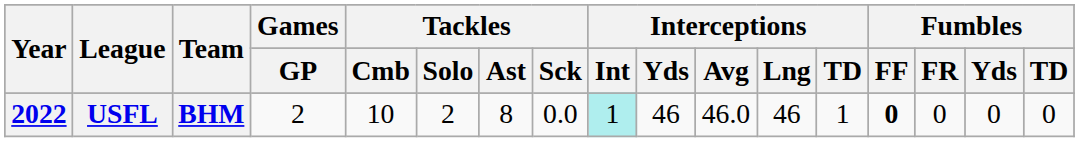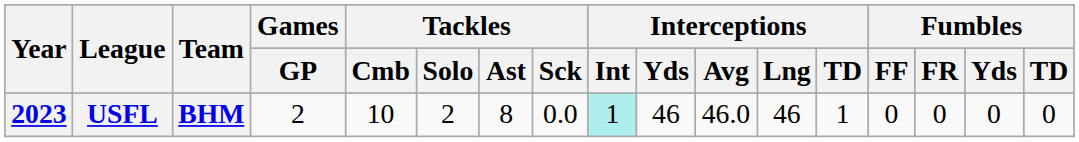(39, 114) 2022 -> (39, 114) 2023
(892, 114) bold -> (892, 114) normal
